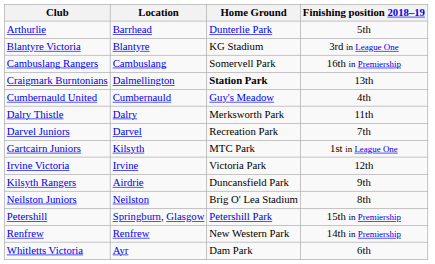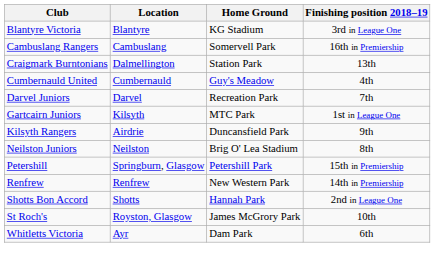- row: (26, 30)
(238, 81) bold -> (236, 64) normal
- row: (35, 115)
- row: (38, 166)
+ row: (47, 200)
+ row: (27, 217)
